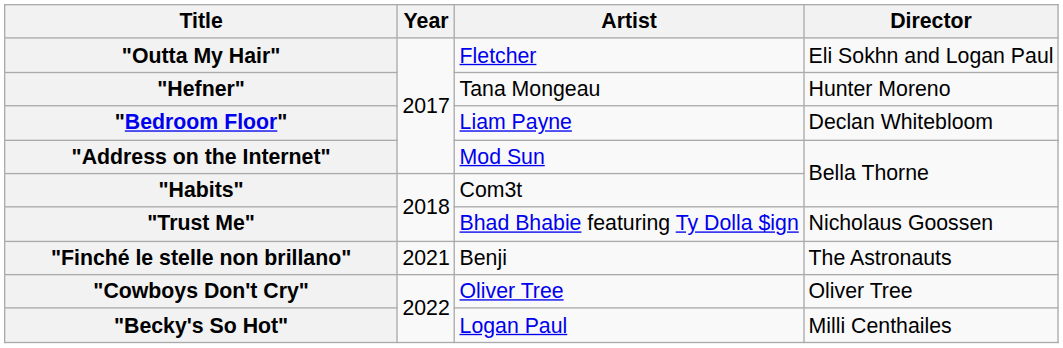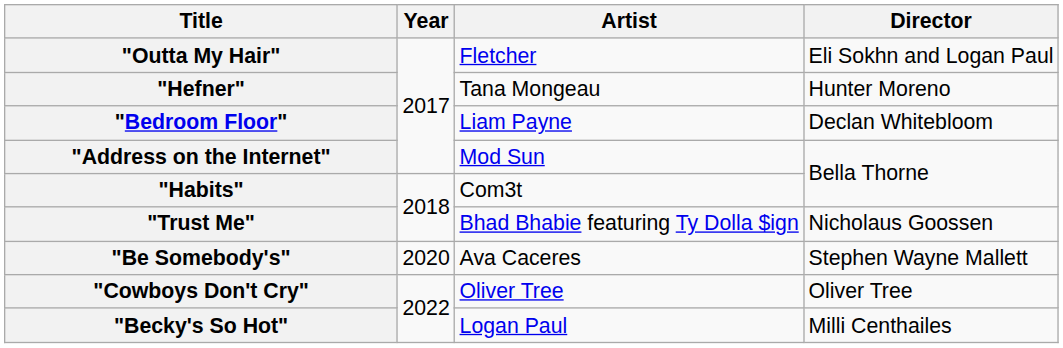+ row: (201, 257)
- row: (201, 257)
